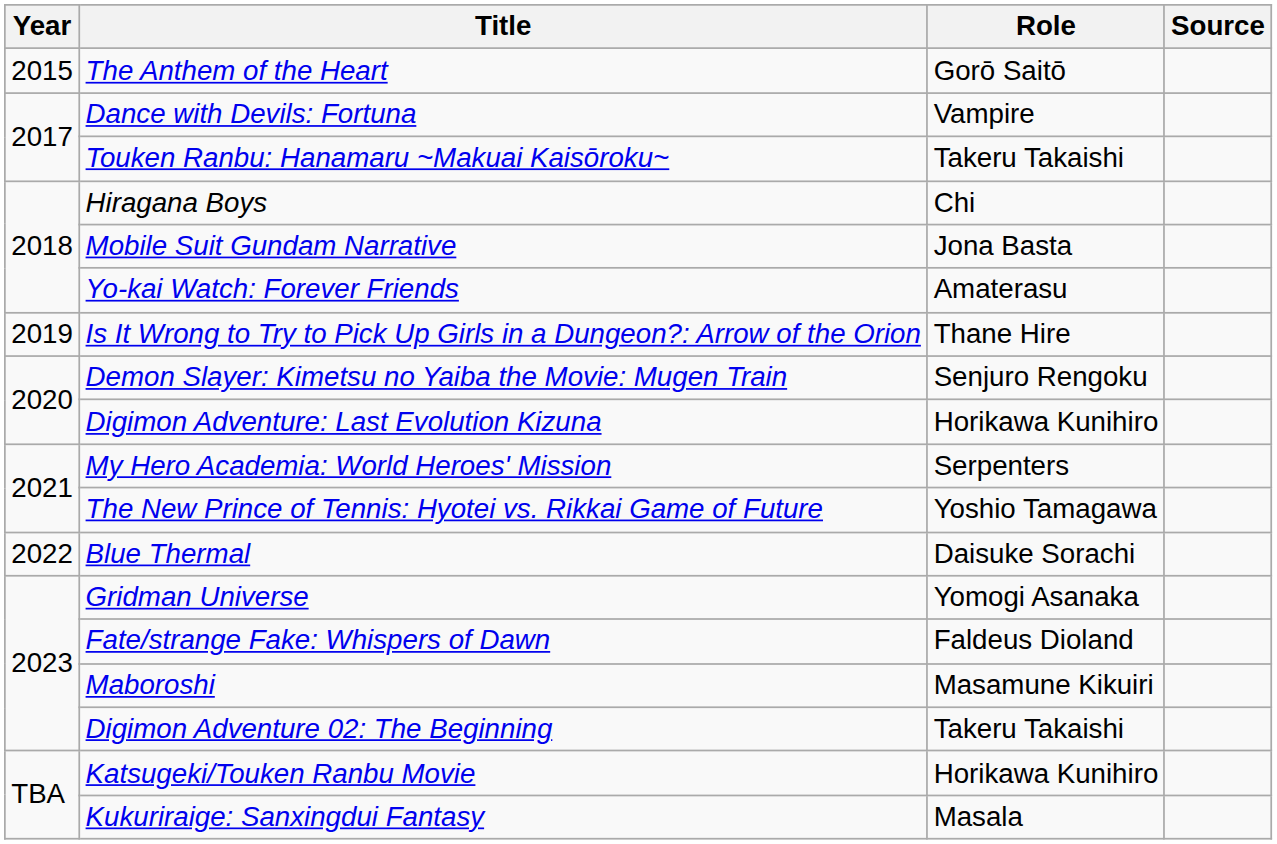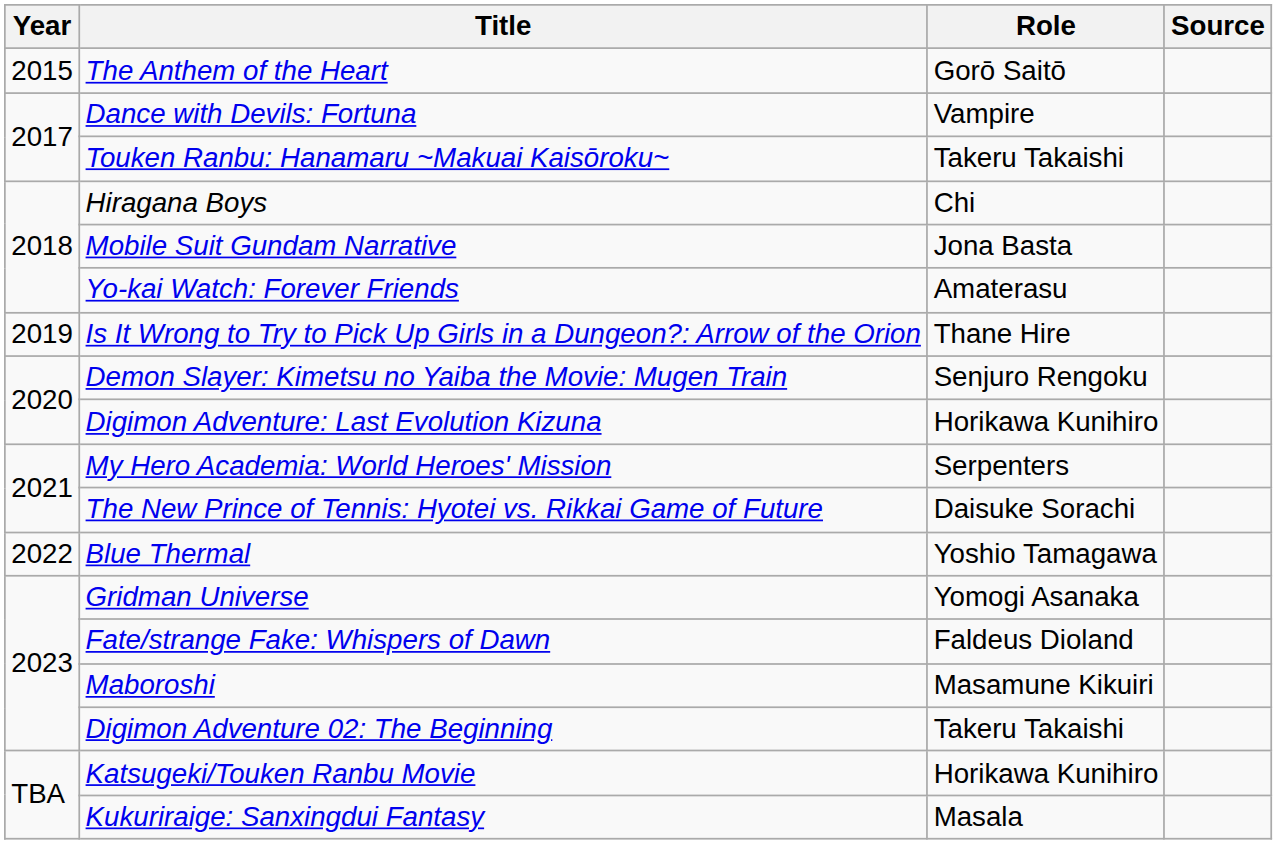(1045, 509) Yoshio Tamagawa -> (1034, 509) Daisuke Sorachi
(1034, 553) Daisuke Sorachi -> (1045, 553) Yoshio Tamagawa
